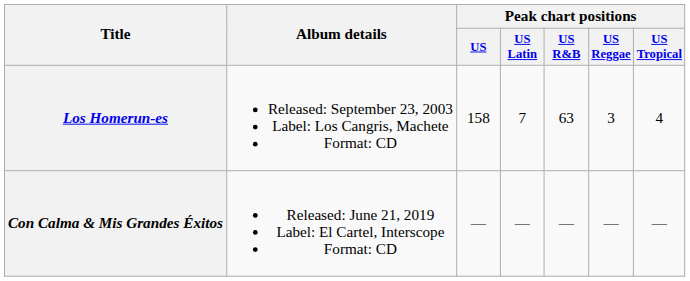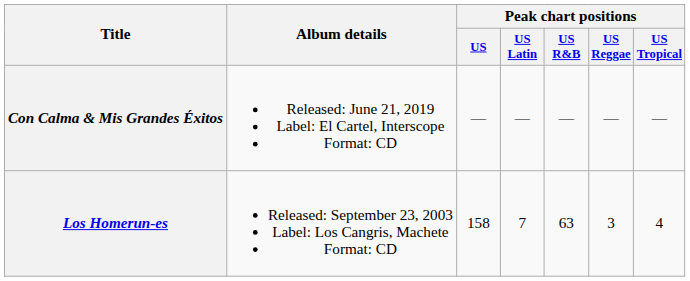rows swapped: (115, 117) <-> (115, 223)
